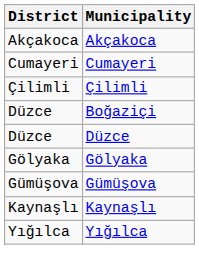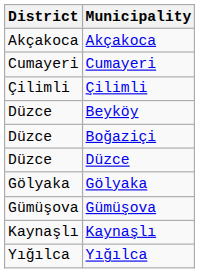+ row: (112, 112)
